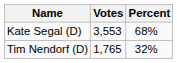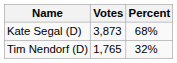(107, 31) 3,553 -> (107, 31) 3,873
